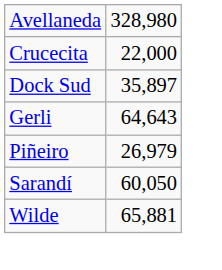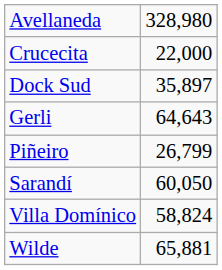(149, 150) 26,979 -> (184, 150) 26,799
+ row: (73, 215)
